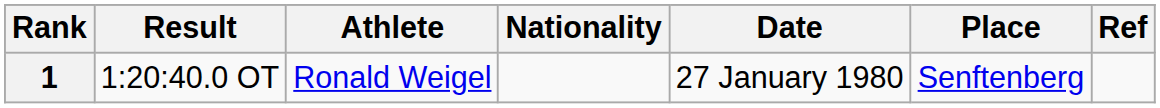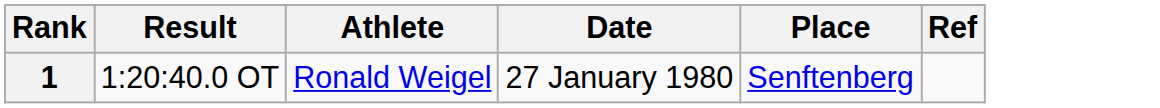- column: (584, 28)
